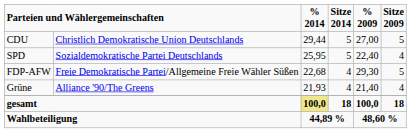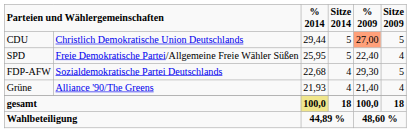(367, 39) no background -> (367, 39) lightsalmon background
(139, 55) Sozialdemokratische Partei Deutschlands -> (177, 55) Freie Demokratische Partei/Allgemeine Freie Wähler Süßen
(177, 71) Freie Demokratische Partei/Allgemeine Freie Wähler Süßen -> (139, 71) Sozialdemokratische Partei Deutschlands
